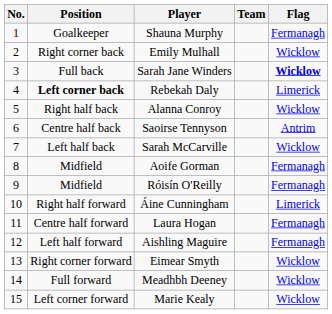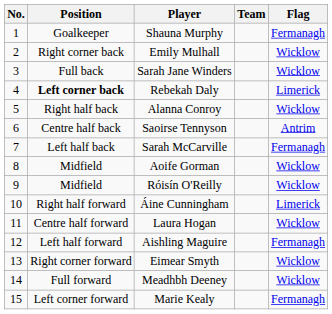(298, 71) bold -> (298, 71) normal
(298, 147) Wicklow -> (298, 147) Fermanagh
(298, 166) Fermanagh -> (298, 166) Wicklow
(298, 185) Fermanagh -> (298, 185) Wicklow
(298, 223) Fermanagh -> (298, 223) Wicklow
(298, 299) Wicklow -> (298, 299) Fermanagh
